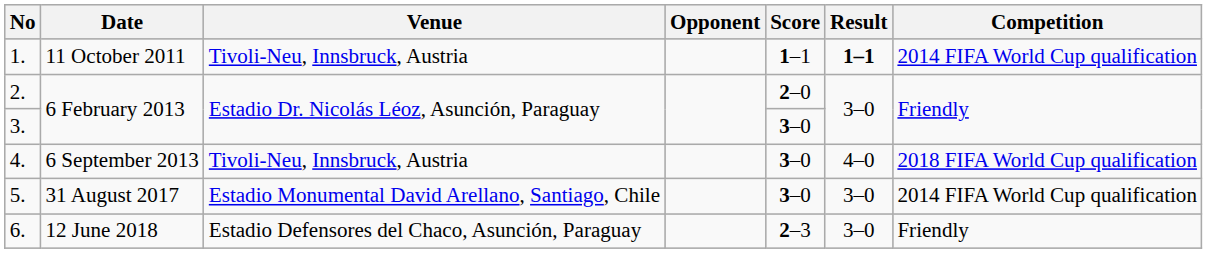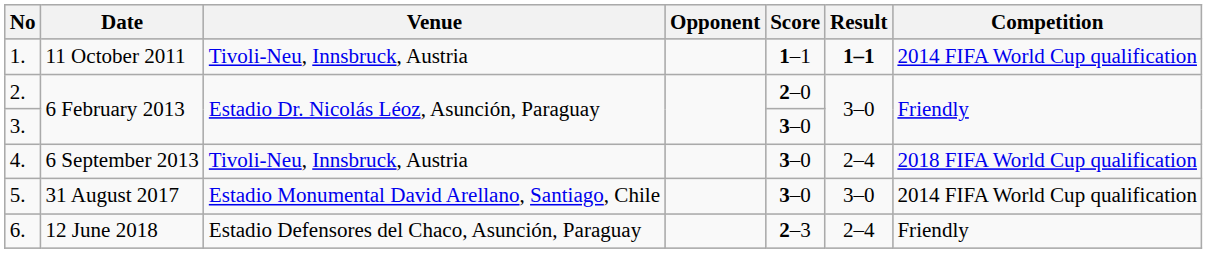(859, 160) 4–0 -> (859, 160) 2–4
(859, 230) 3–0 -> (859, 230) 2–4
